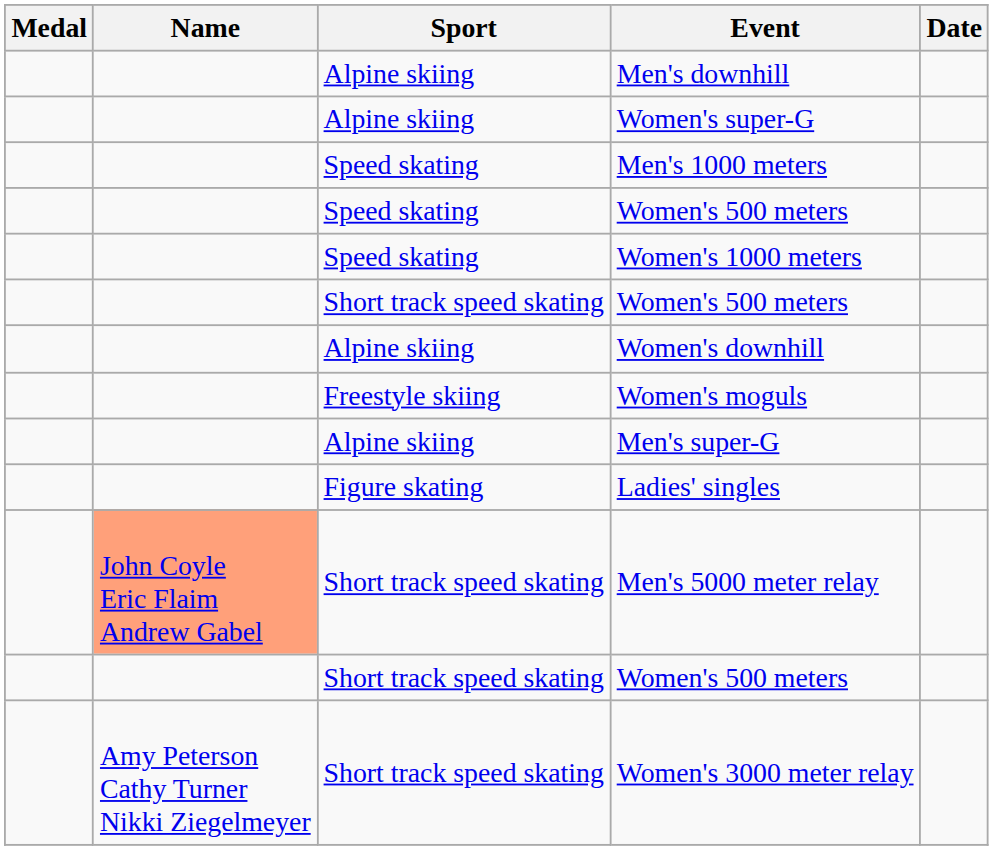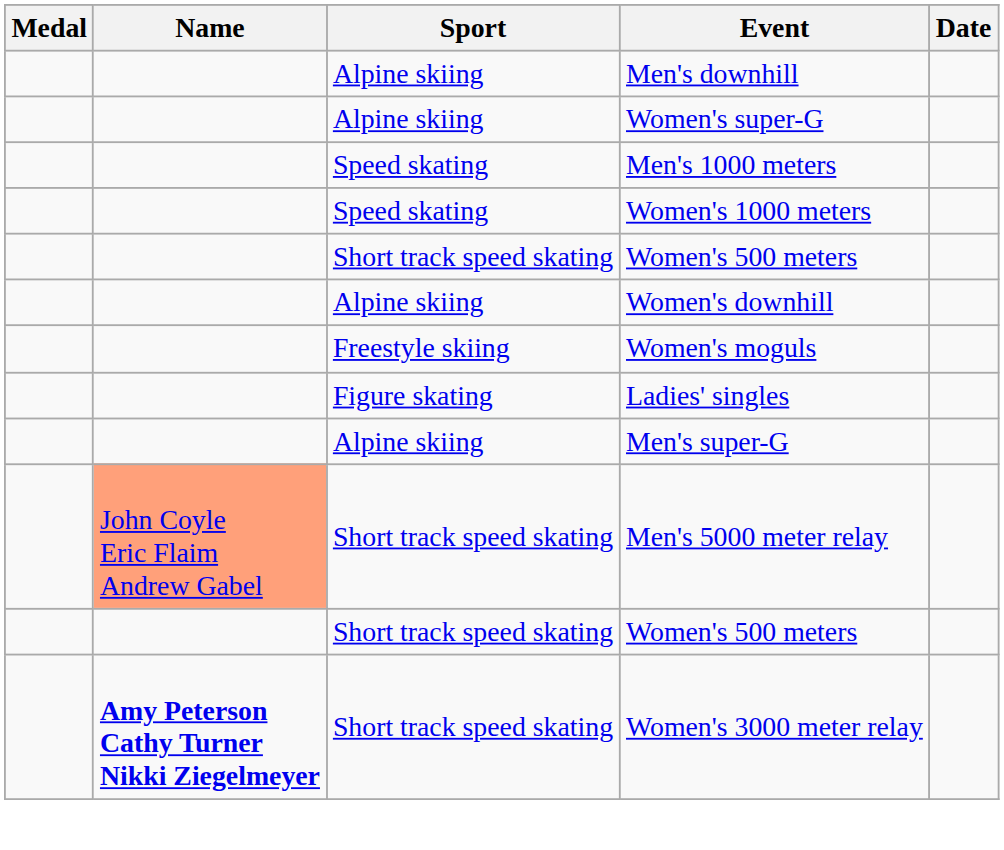- row: (401, 211)
rows swapped: (399, 440) <-> (403, 486)
(205, 788) normal -> (210, 742) bold
